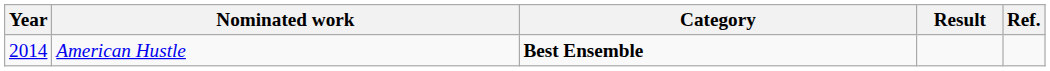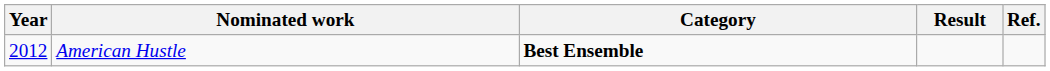(28, 50) 2014 -> (28, 50) 2012
